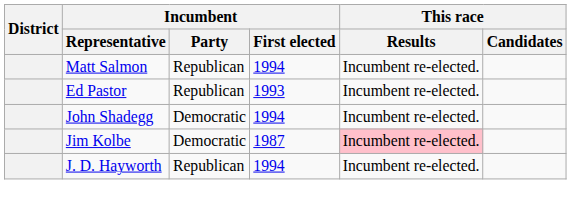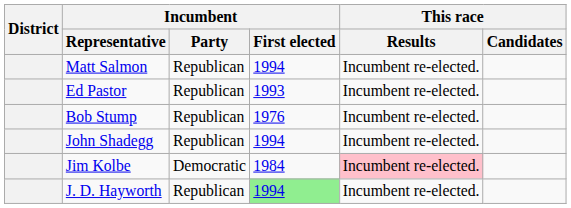+ row: (101, 116)
(209, 116) Democratic -> (209, 141) Republican
(269, 141) 1987 -> (269, 166) 1984
(269, 166) no background -> (269, 191) lightgreen background
